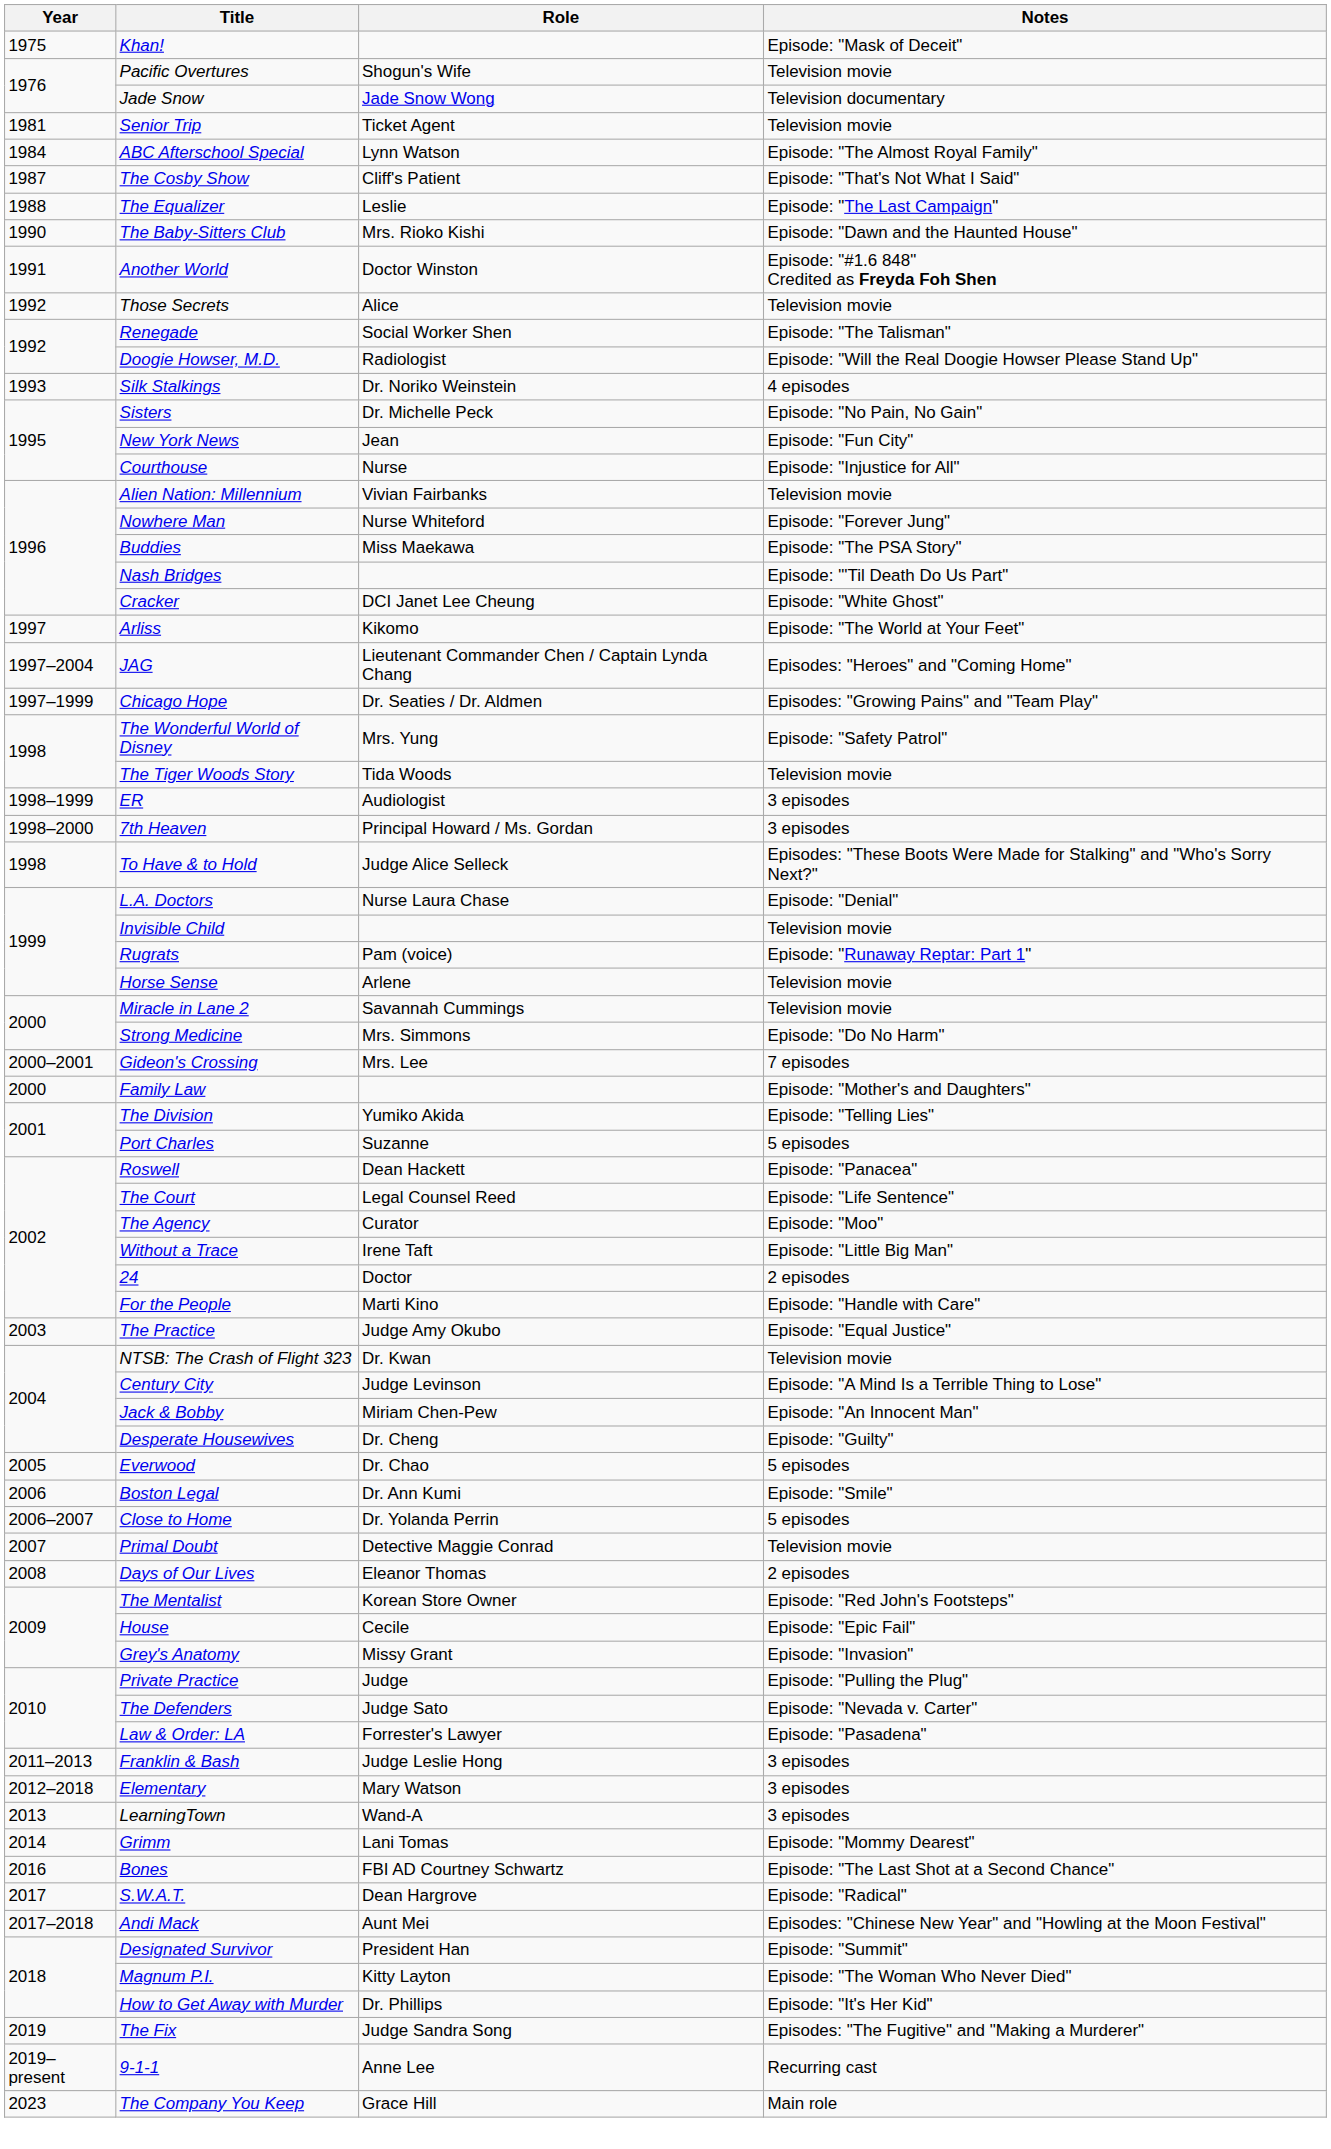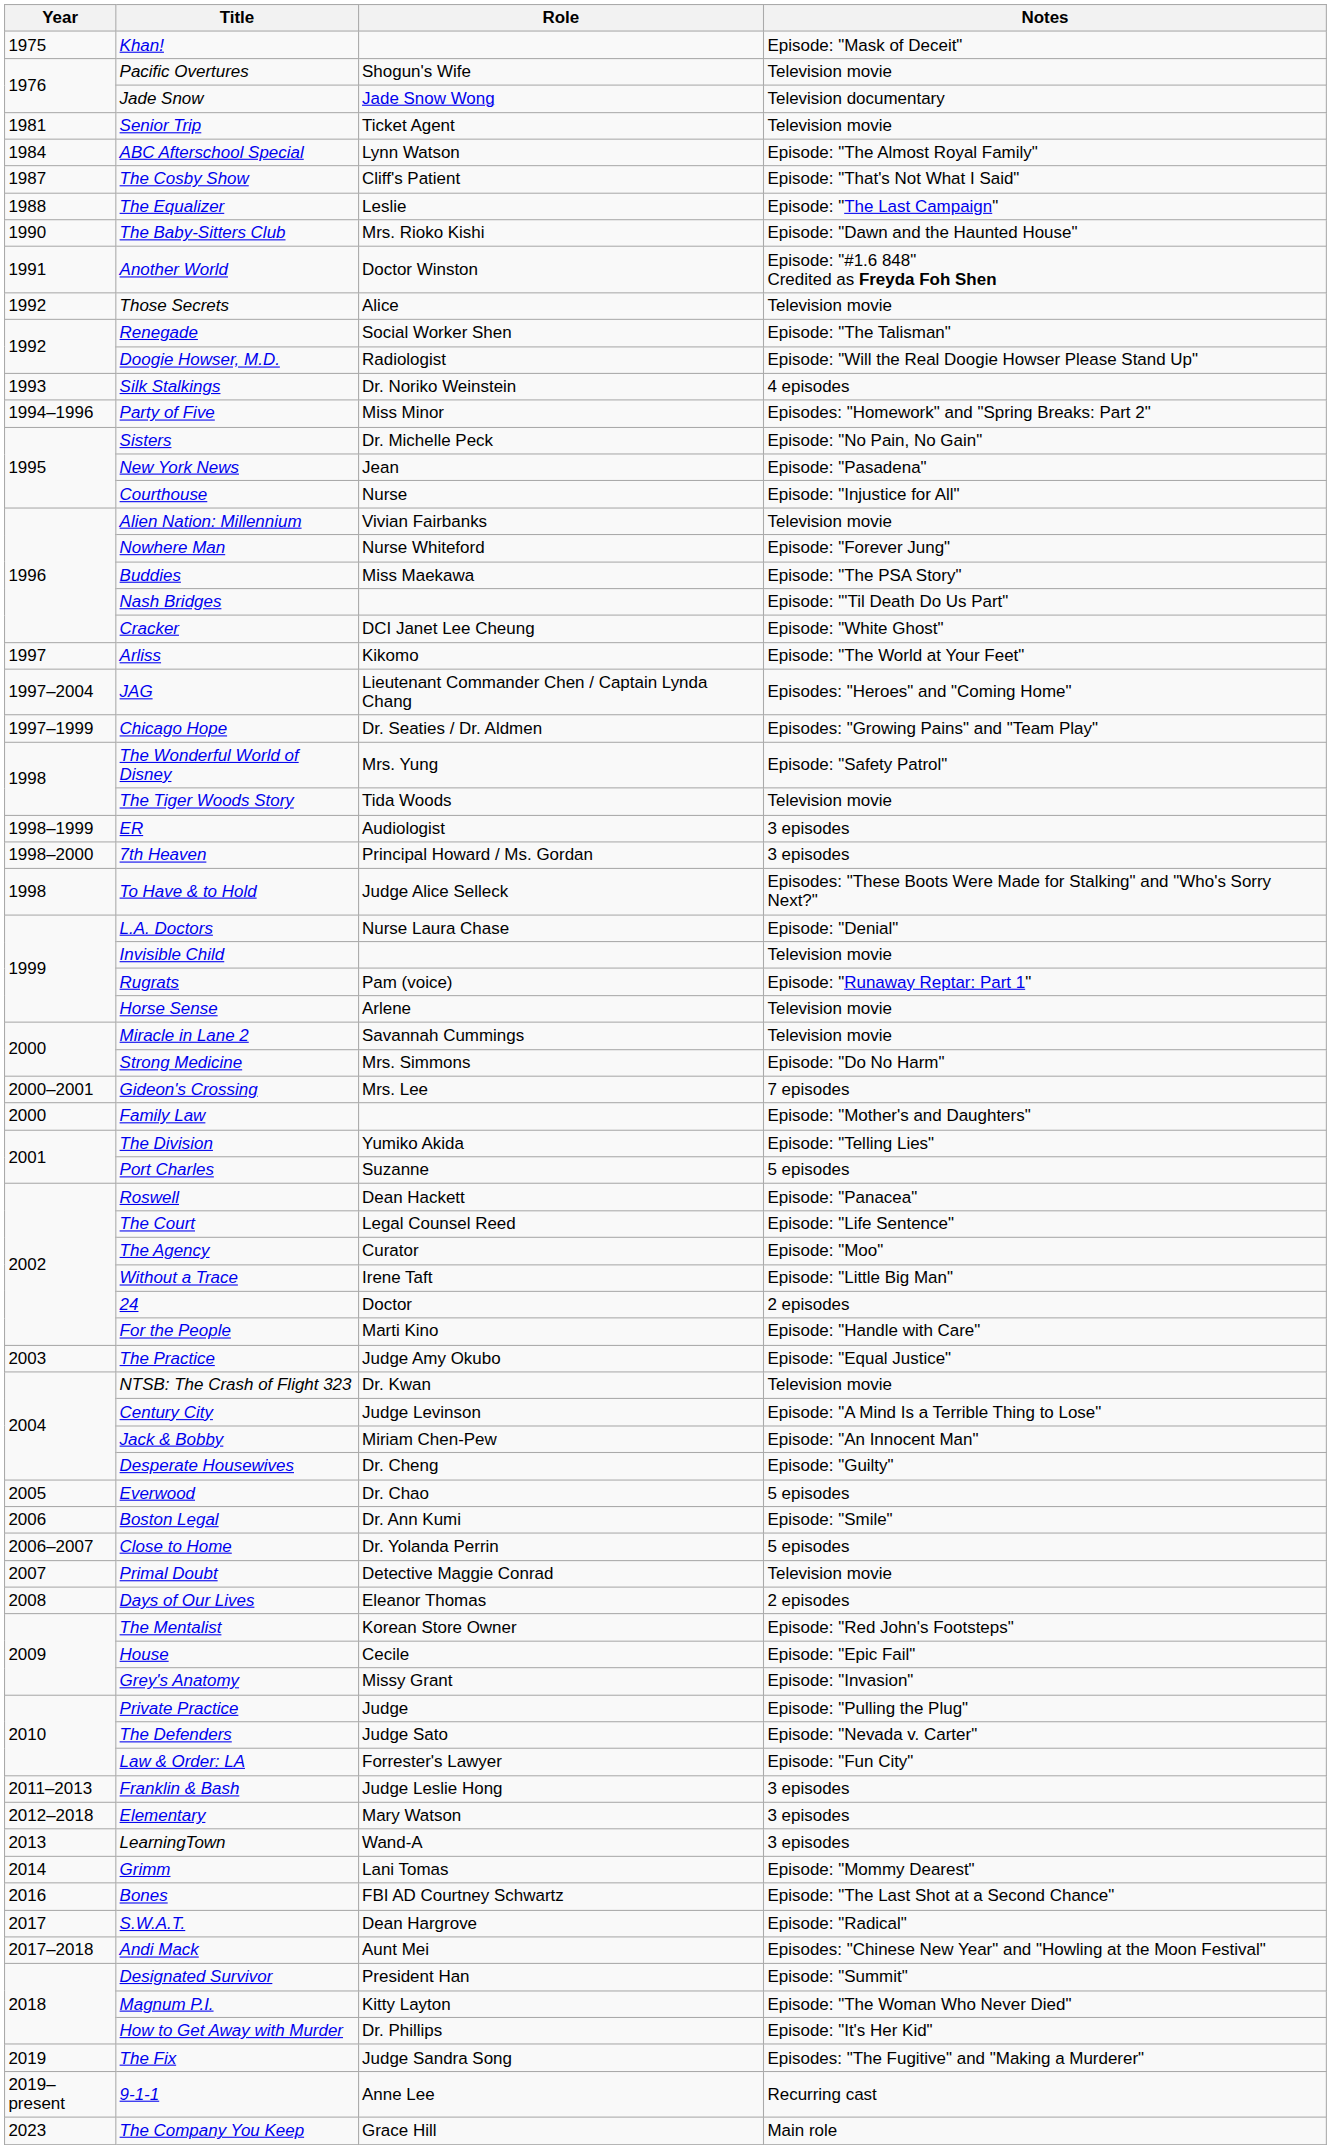+ row: (167, 413)
(840, 440) Episode: "Fun City" -> (847, 467) Episode: "Pasadena"
(847, 1735) Episode: "Pasadena" -> (840, 1761) Episode: "Fun City"
